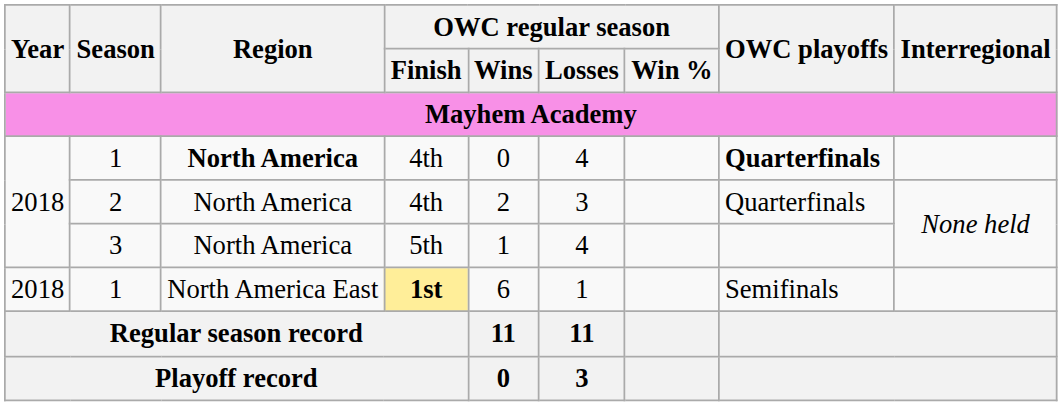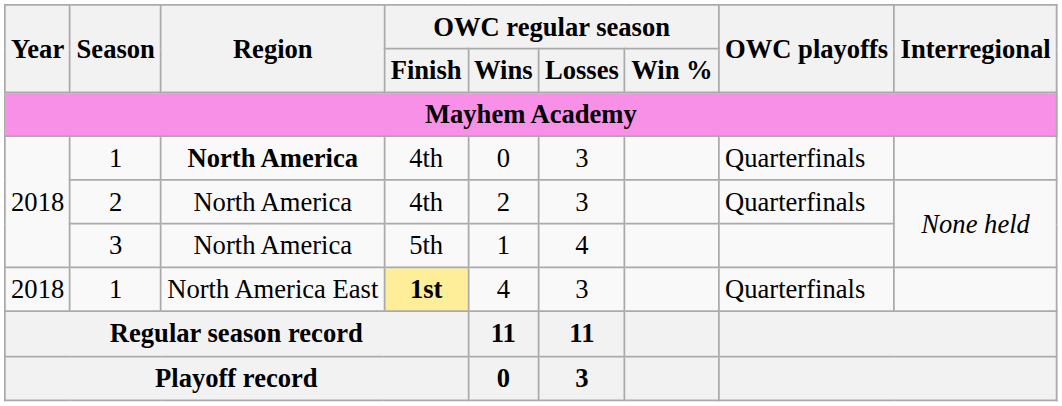(582, 158) 4 -> (582, 158) 3
(803, 158) bold -> (795, 158) normal
(503, 289) 6 -> (503, 289) 4
(582, 289) 1 -> (582, 289) 3
(782, 289) Semifinals -> (795, 289) Quarterfinals
